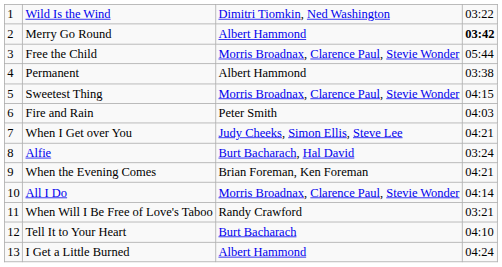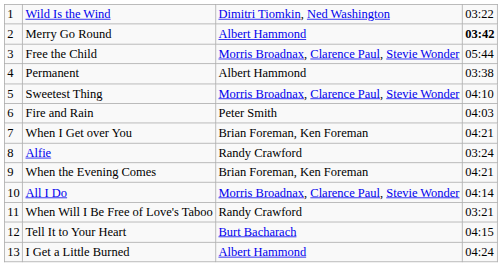(479, 93) 04:15 -> (479, 93) 04:10
(311, 133) Judy Cheeks, Simon Ellis, Steve Lee -> (293, 133) Brian Foreman, Ken Foreman
(286, 152) Burt Bacharach, Hal David -> (260, 152) Randy Crawford
(479, 232) 04:10 -> (479, 232) 04:15
